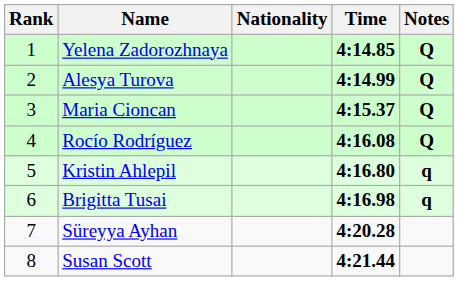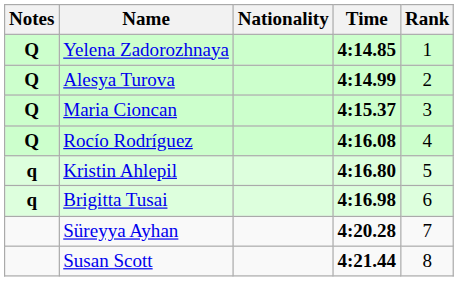columns swapped: (31, 19) <-> (427, 19)
